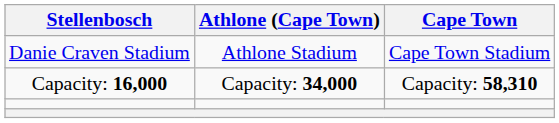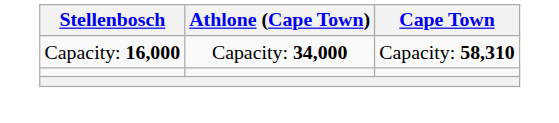- row: (99, 51)
